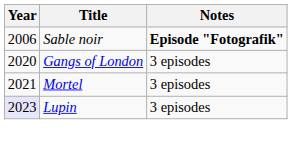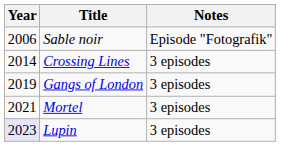(217, 38) bold -> (211, 38) normal
+ row: (86, 61)
(22, 61) 2020 -> (22, 84) 2019
